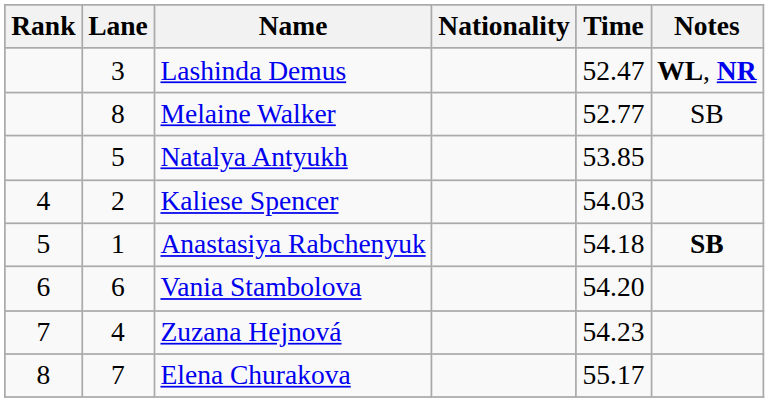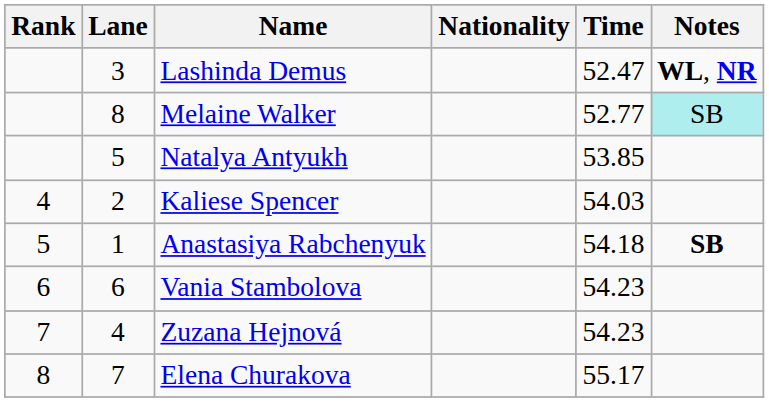(707, 113) no background -> (707, 113) paleturquoise background
(613, 288) 54.20 -> (613, 288) 54.23
